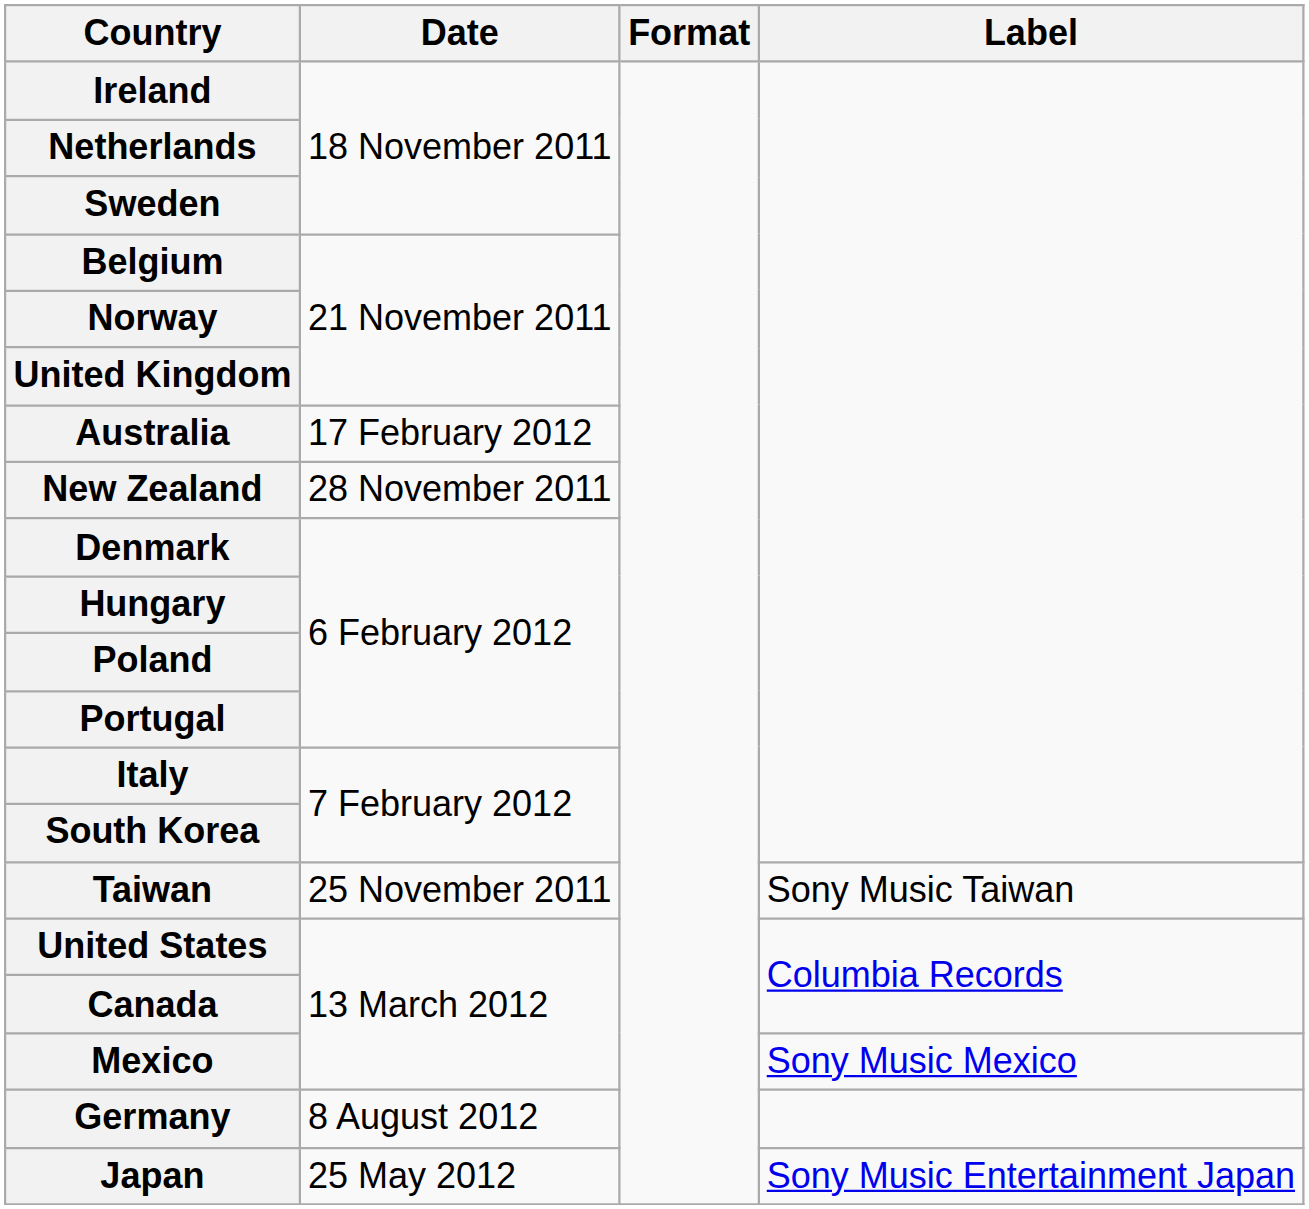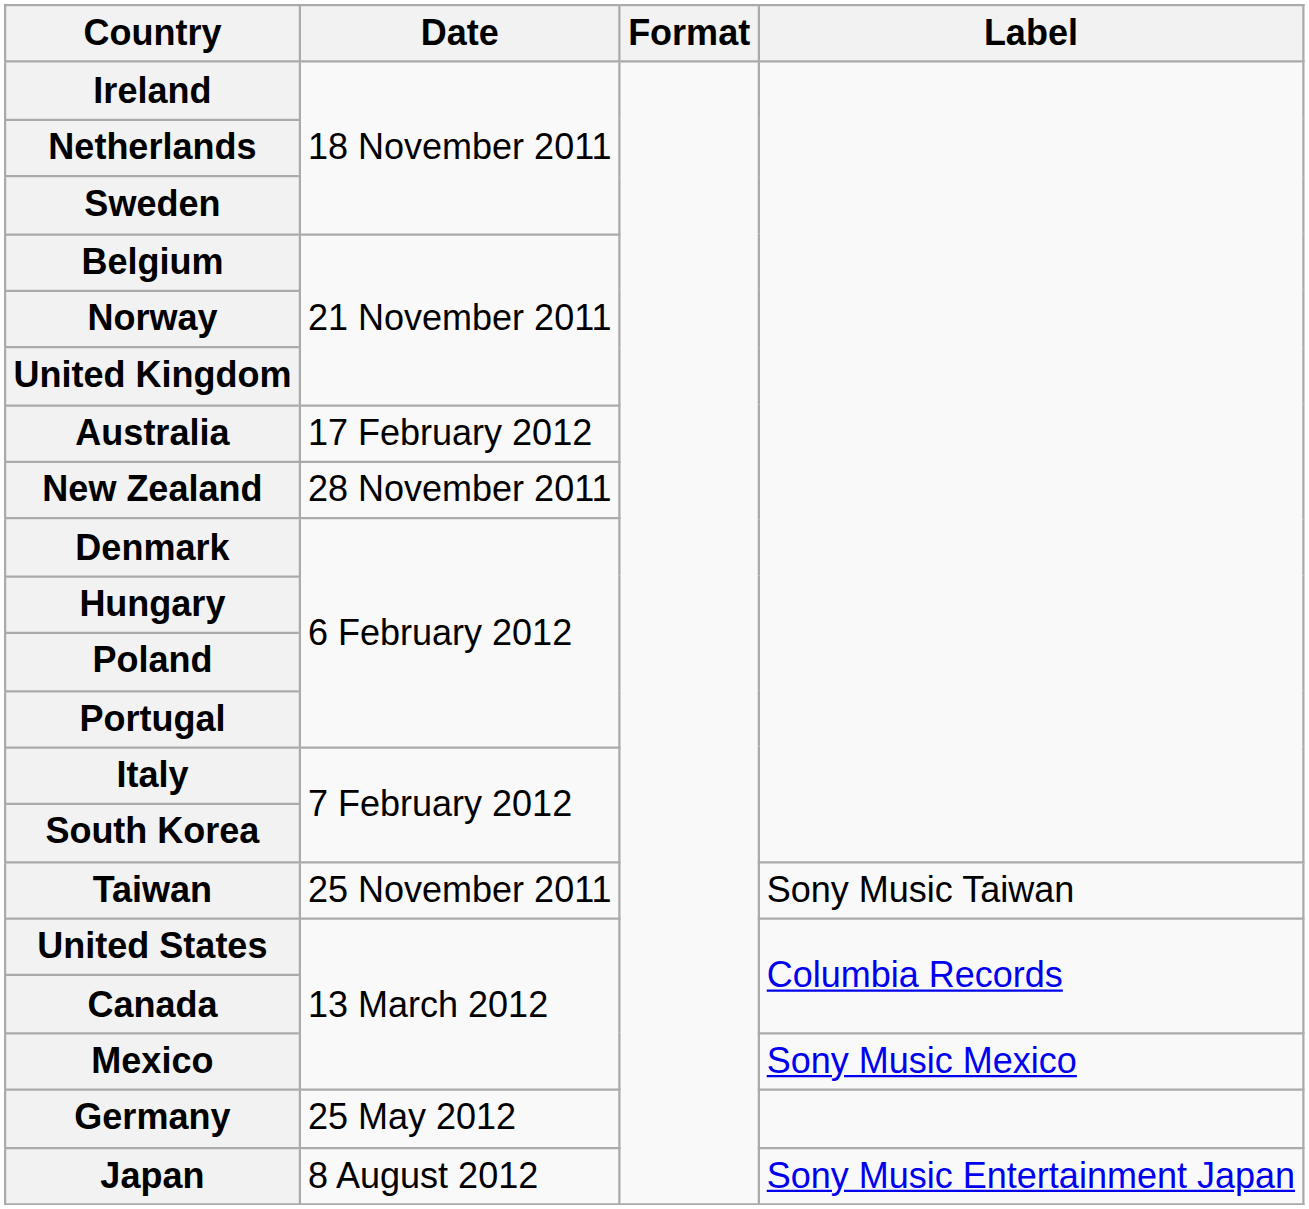(423, 1117) 8 August 2012 -> (412, 1117) 25 May 2012
(412, 1174) 25 May 2012 -> (423, 1174) 8 August 2012
